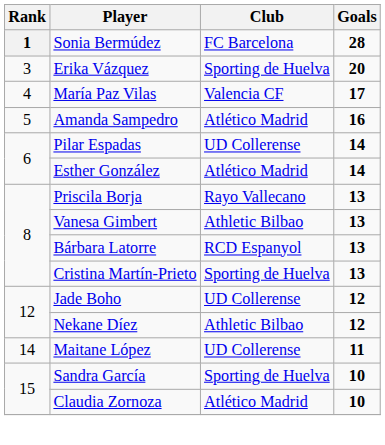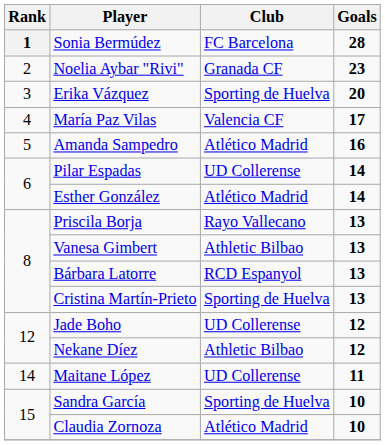+ row: (119, 68)
